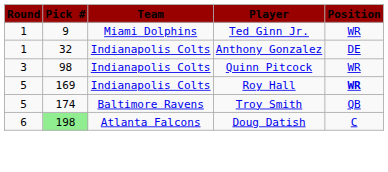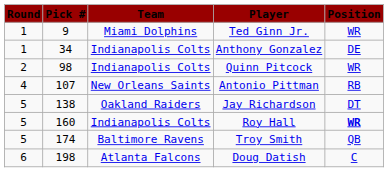(66, 49) 32 -> (66, 49) 34
(24, 67) 3 -> (24, 67) 2
+ row: (269, 85)
+ row: (269, 103)
(66, 85) 169 -> (66, 121) 160
(66, 121) lightgreen background -> (66, 158) no background
